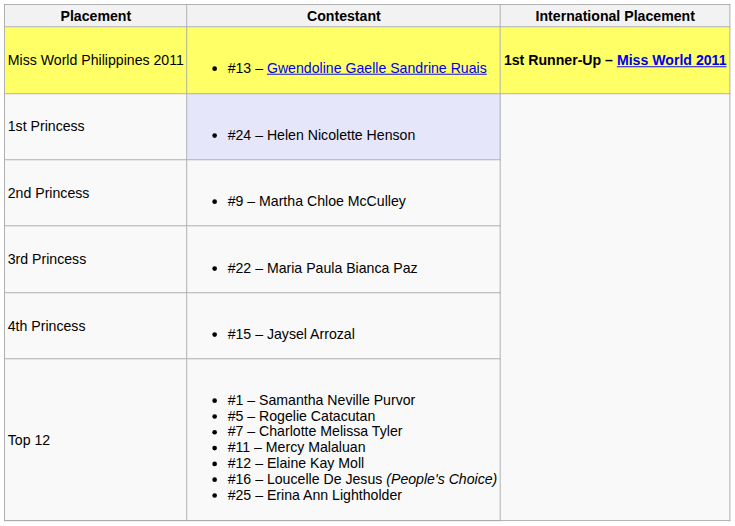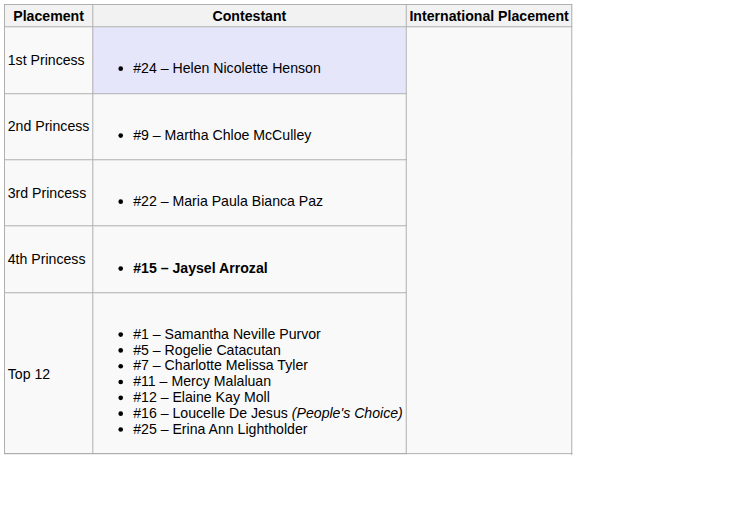- row: (96, 60)
(344, 334) normal -> (249, 267) bold
